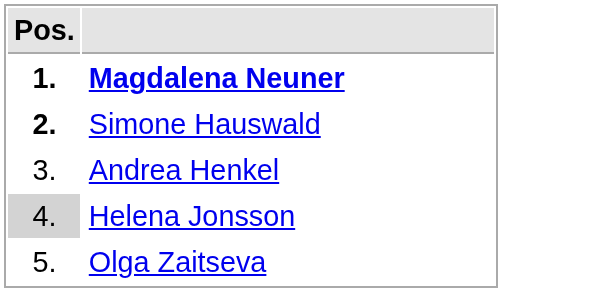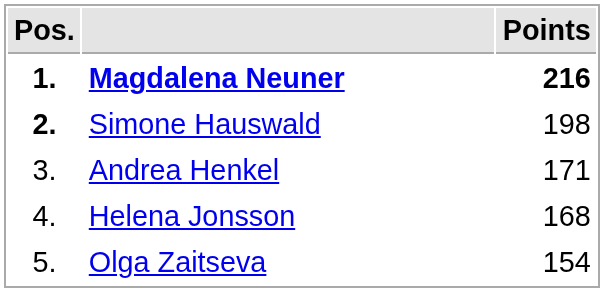+ column: (547, 30)
(44, 216) lightgrey background -> (44, 216) no background
